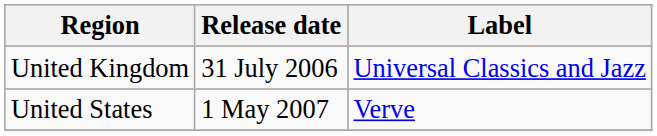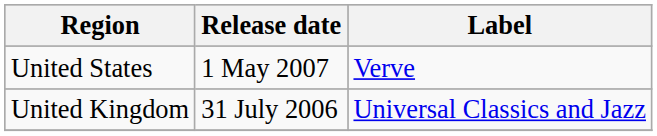rows swapped: (100, 67) <-> (82, 109)
